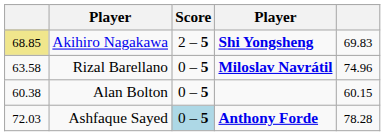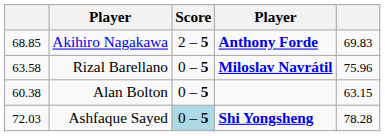(27, 43) khaki background -> (27, 43) no background
(266, 42) Shi Yongsheng -> (268, 42) Anthony Forde
(358, 68) 74.96 -> (358, 68) 75.96
(358, 94) 60.15 -> (358, 94) 63.15
(268, 118) Anthony Forde -> (266, 118) Shi Yongsheng
